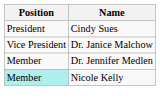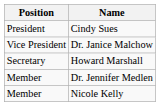+ row: (107, 61)
(24, 77) paleturquoise background -> (24, 93) no background
